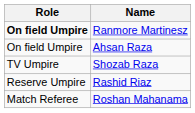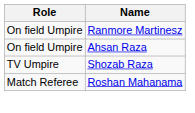(47, 30) bold -> (45, 30) normal
- row: (122, 82)
